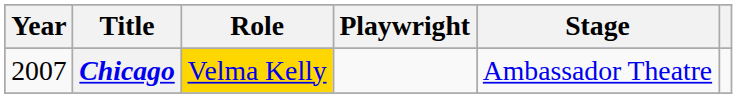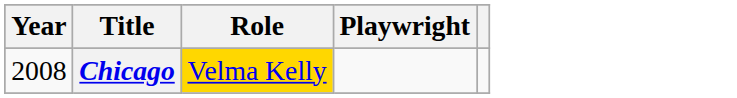- column: (597, 26)
(39, 70) 2007 -> (39, 70) 2008
